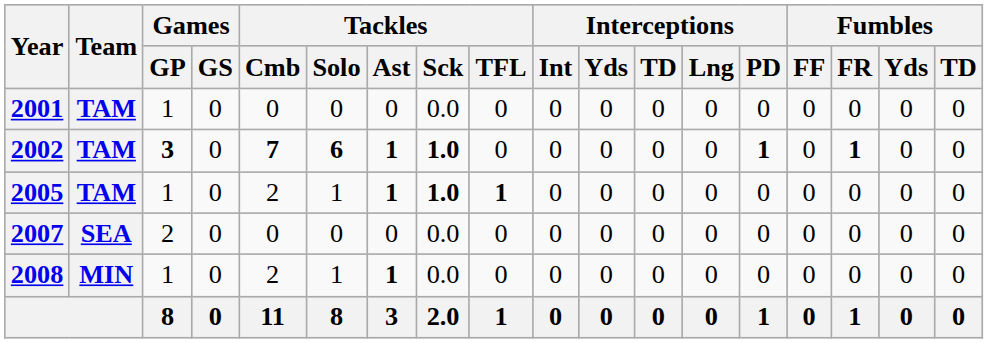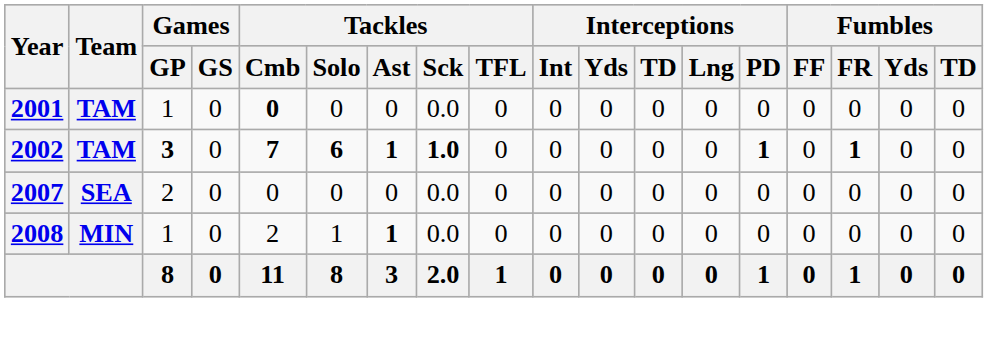(273, 108) normal -> (273, 108) bold
- row: (37, 191)
